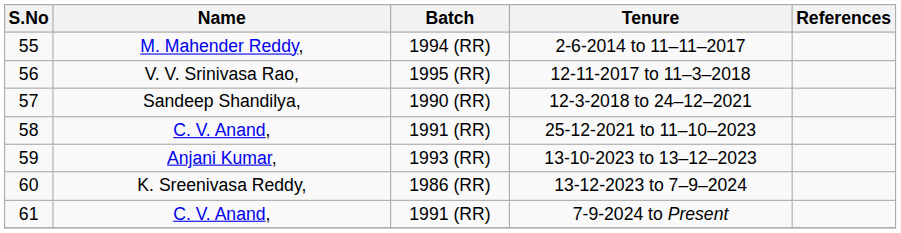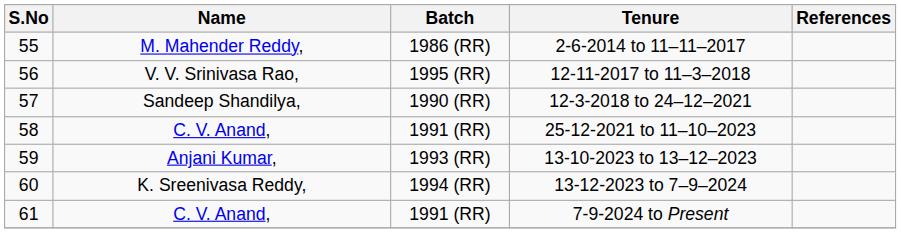(450, 46) 1994 (RR) -> (450, 46) 1986 (RR)
(450, 185) 1986 (RR) -> (450, 185) 1994 (RR)
